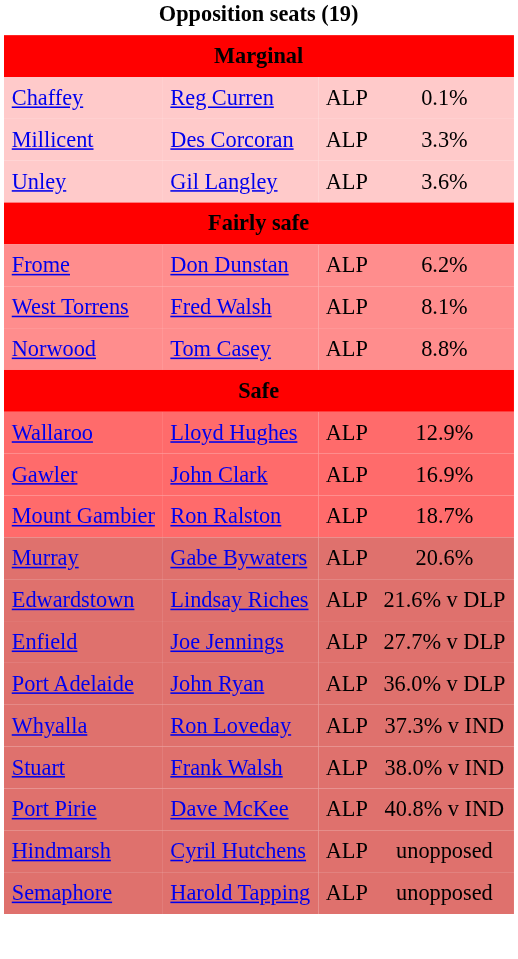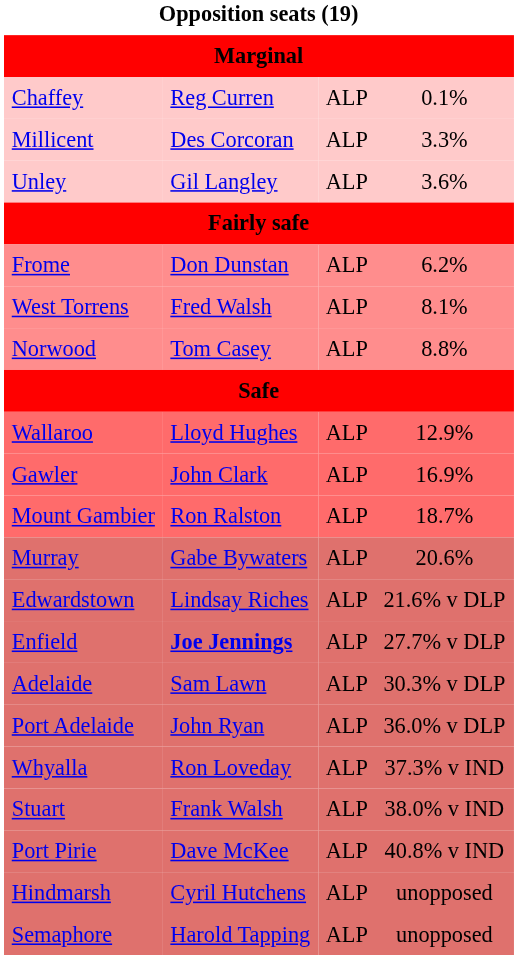(227, 641) normal -> (231, 641) bold
+ row: (52, 683)
